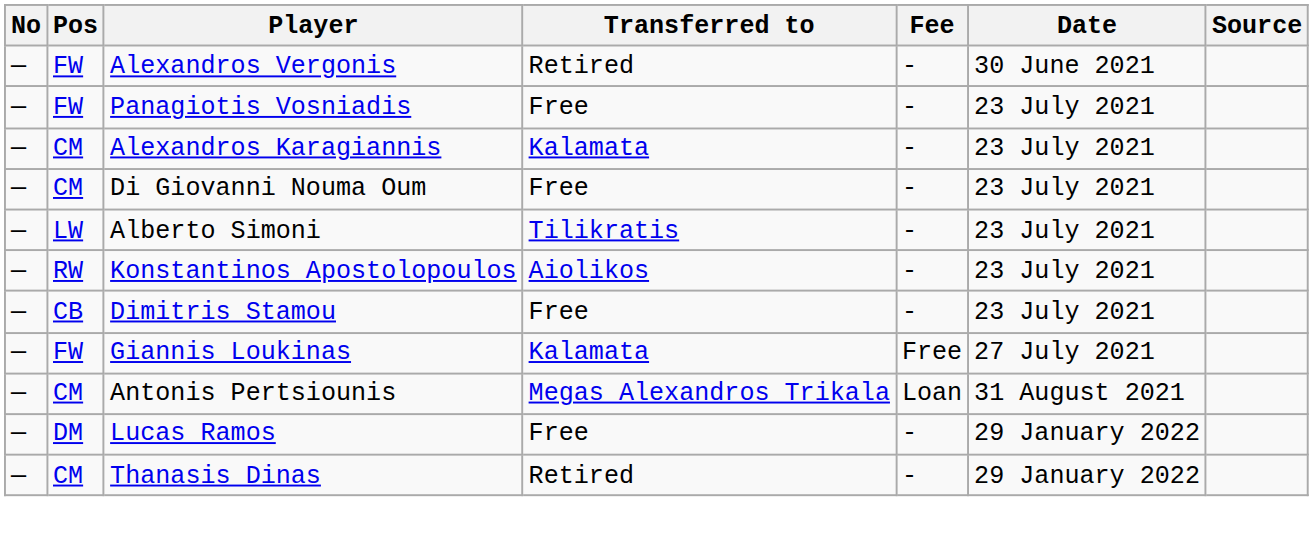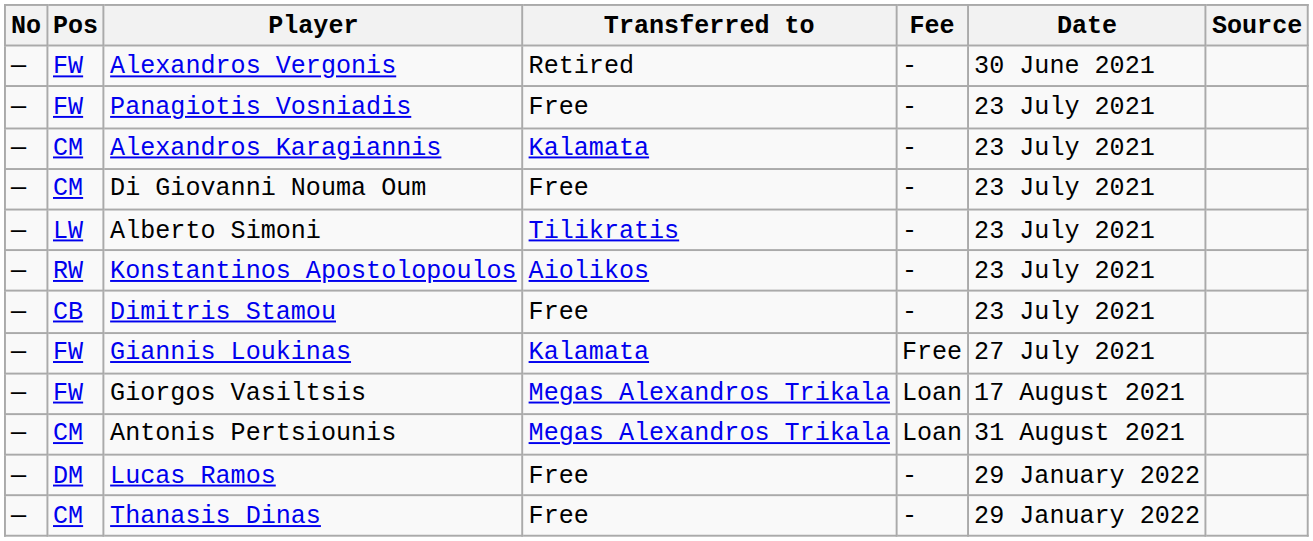+ row: (238, 393)
(581, 475) Retired -> (559, 516) Free
